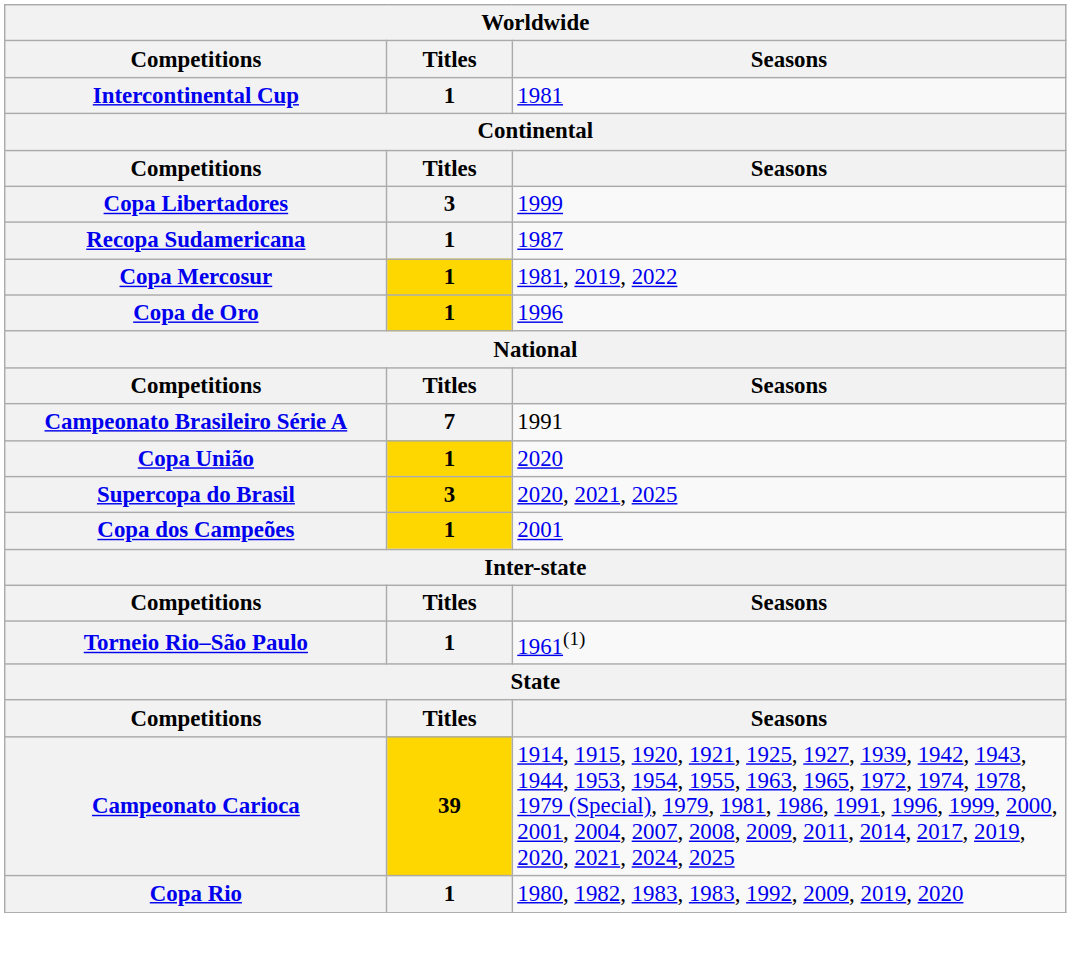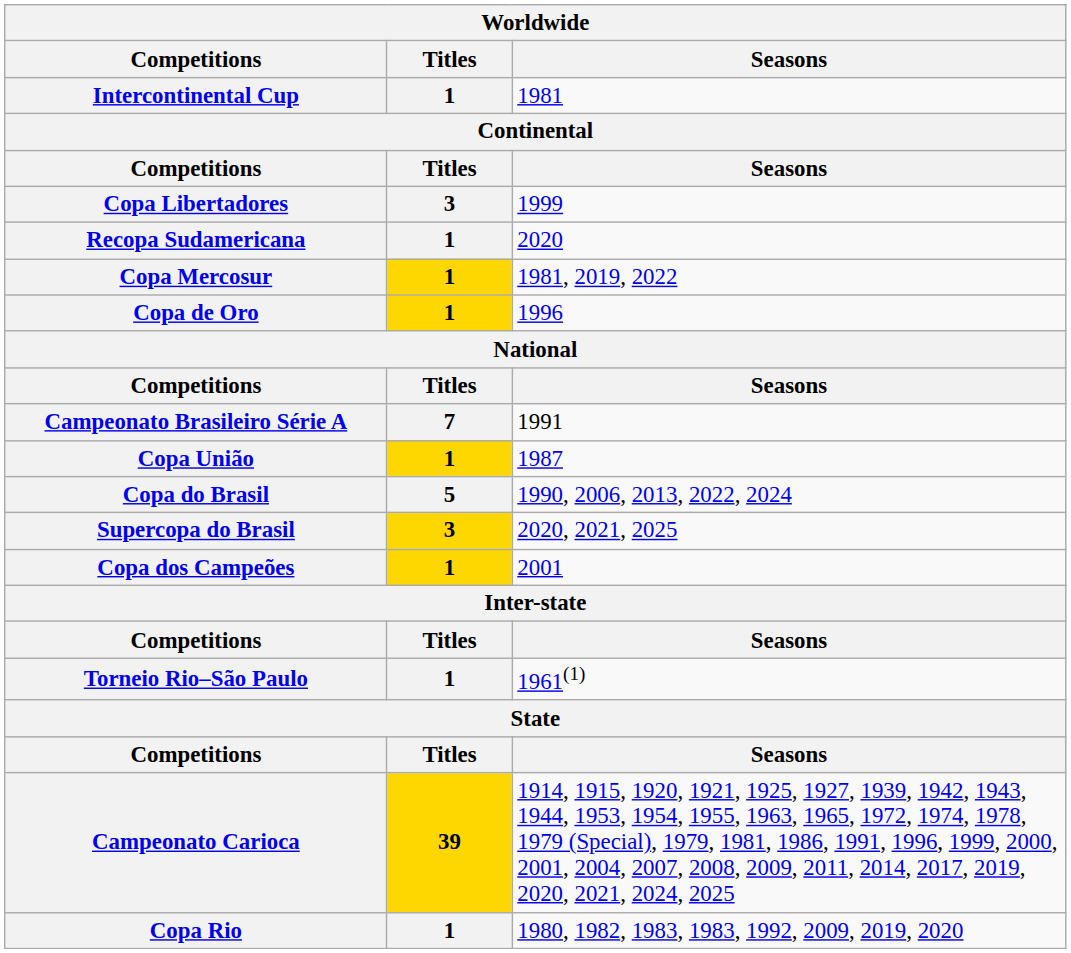(540, 240) 1987 -> (540, 240) 2020
(540, 458) 2020 -> (540, 458) 1987
+ row: (196, 494)
